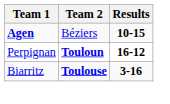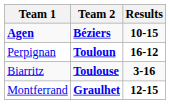(79, 33) normal -> (92, 33) bold
+ row: (37, 90)
